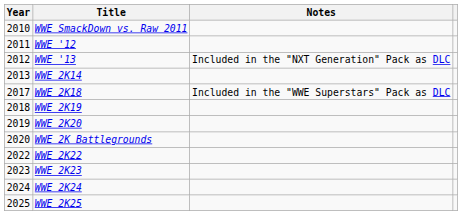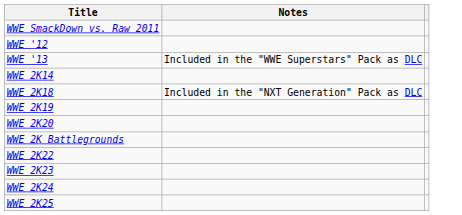- column: (18, 12)
(321, 60) Included in the "NXT Generation" Pack as DLC -> (293, 60) Included in the "WWE Superstars" Pack as DLC
(321, 92) Included in the "WWE Superstars" Pack as DLC -> (293, 92) Included in the "NXT Generation" Pack as DLC
